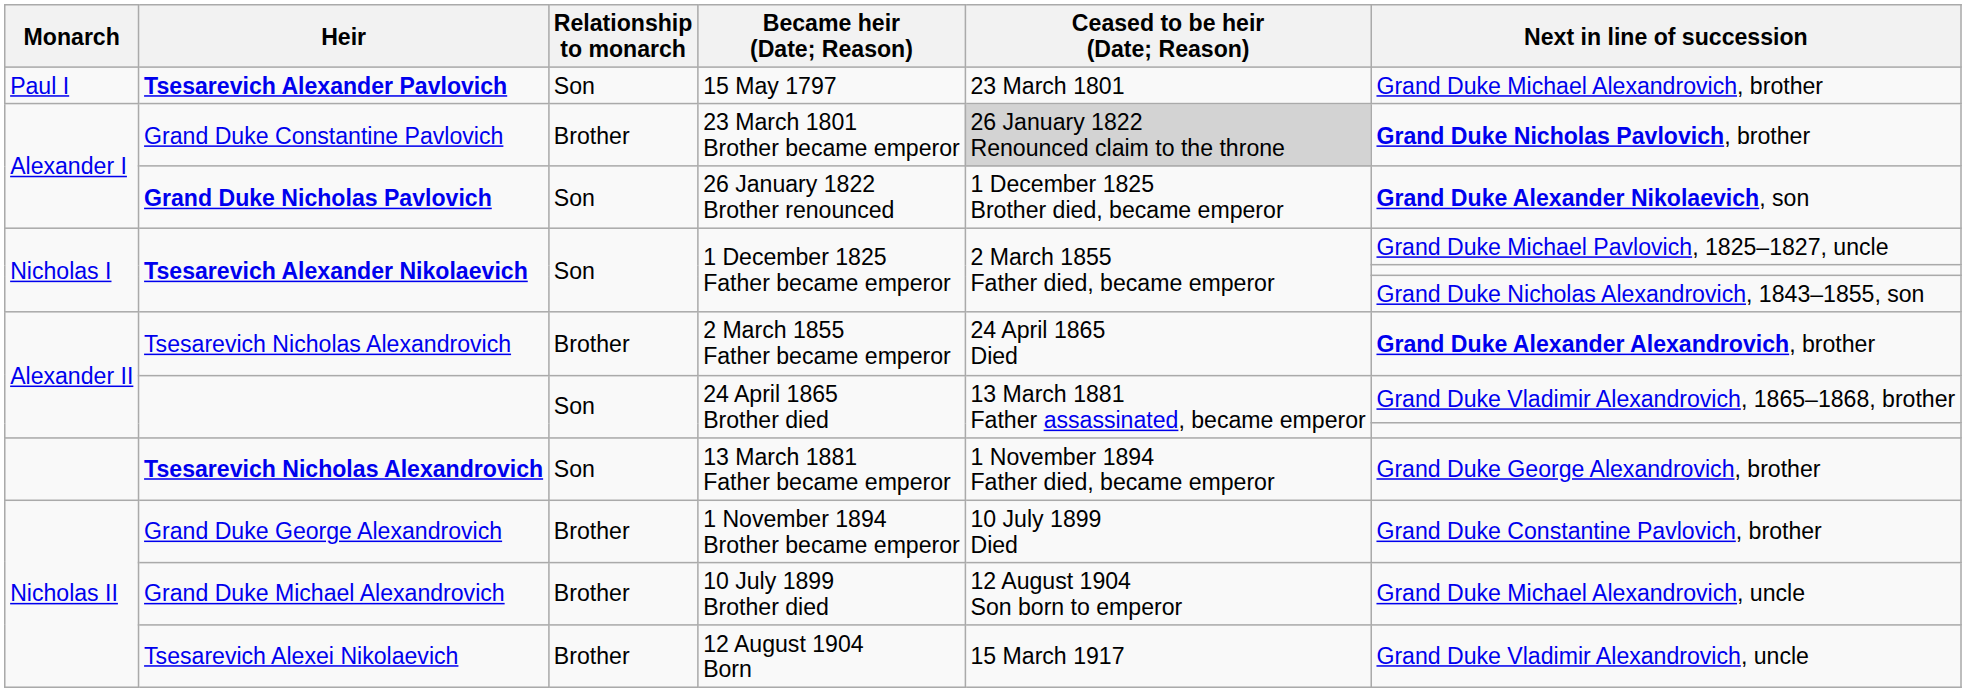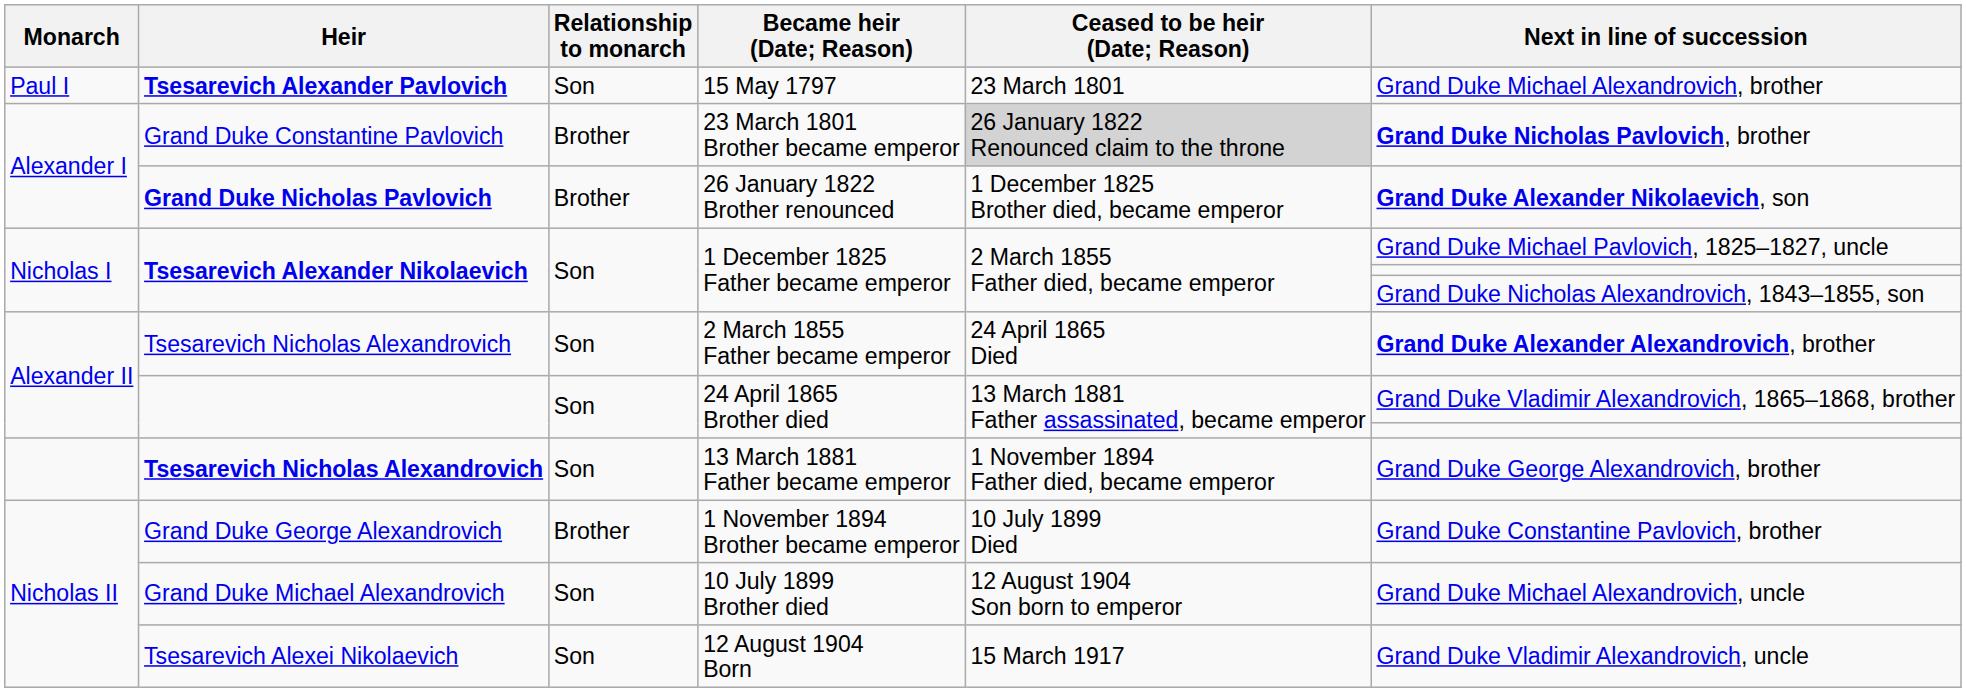(574, 198) Son -> (592, 198) Brother
(592, 344) Brother -> (574, 344) Son
(592, 594) Brother -> (574, 594) Son
(592, 656) Brother -> (574, 656) Son
